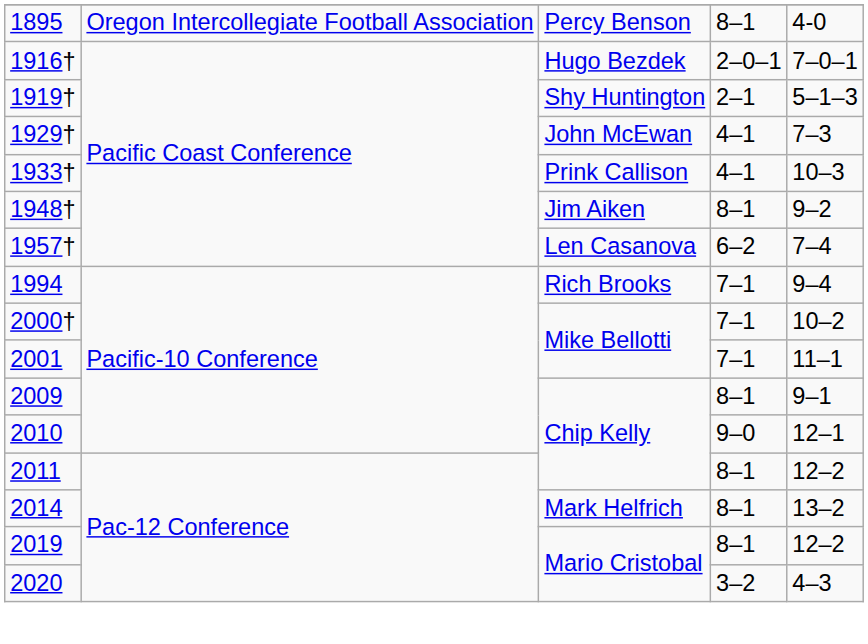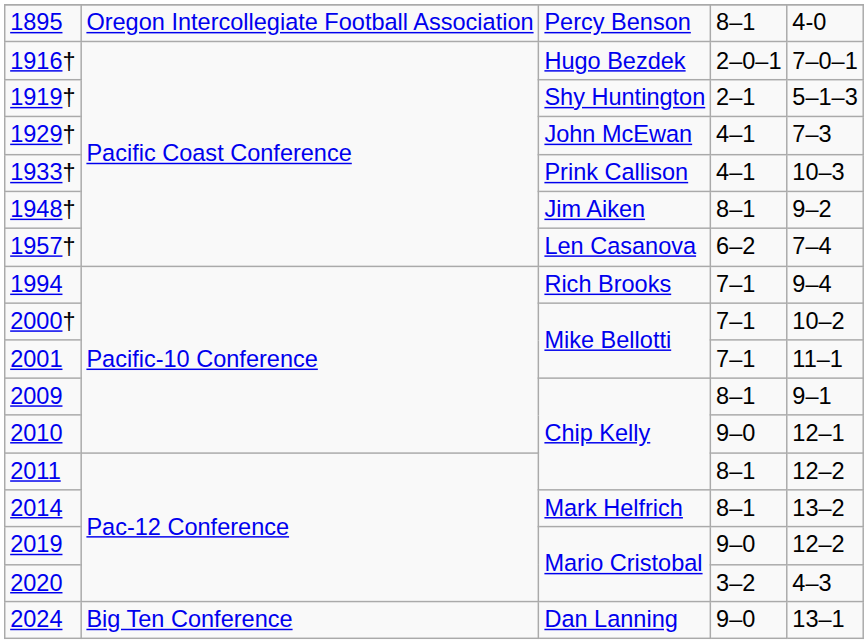(736, 545) 8–1 -> (736, 545) 9–0
+ row: (36, 619)
